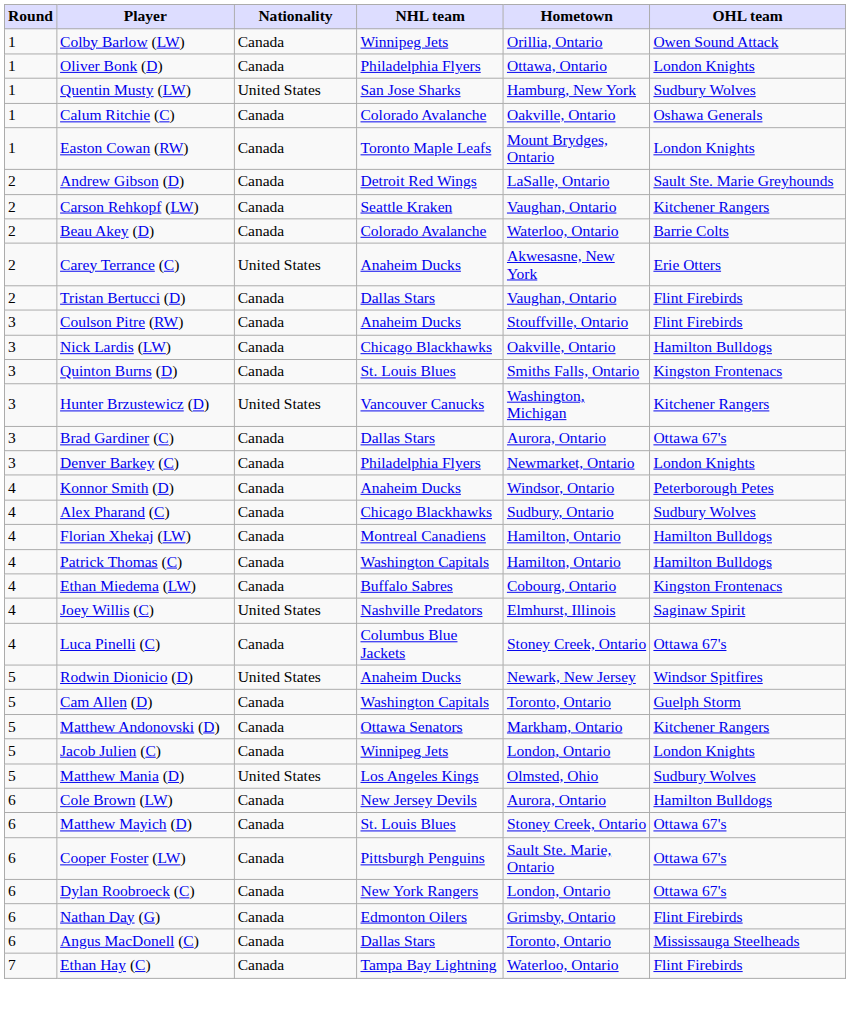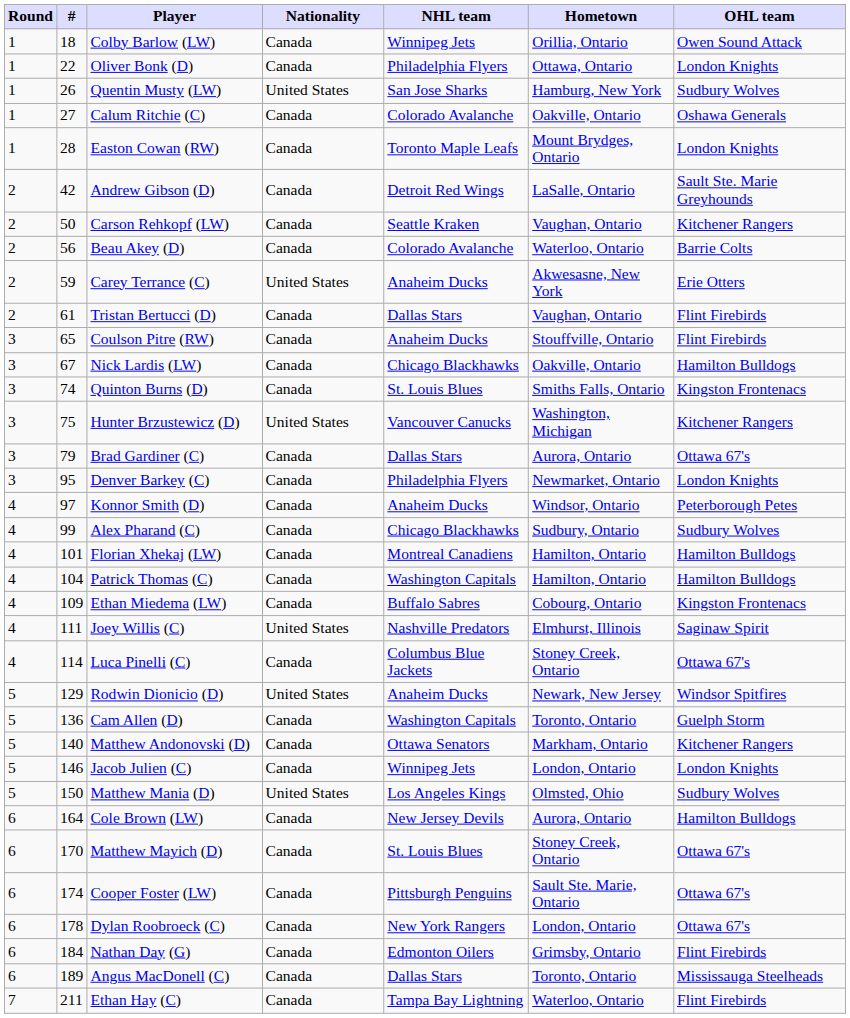+ column: (72, 16)
